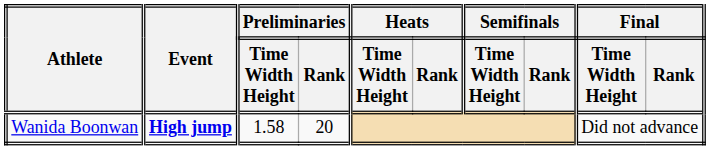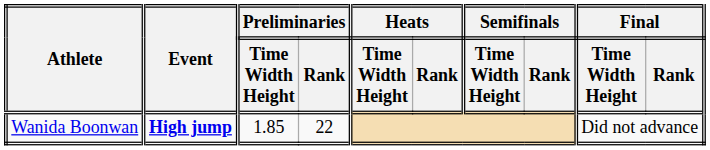(269, 128) 1.58 -> (269, 128) 1.85
(324, 128) 20 -> (324, 128) 22
